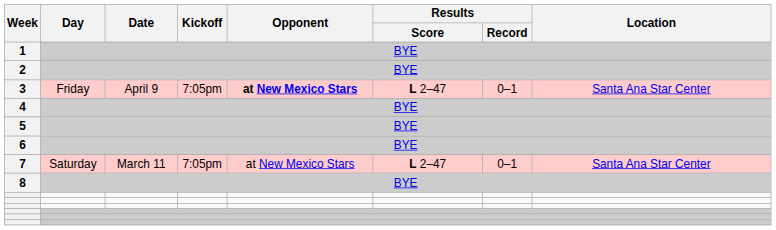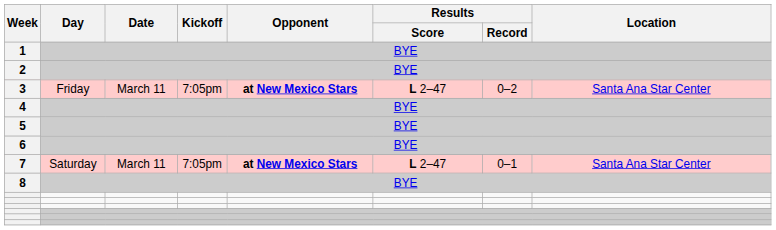(141, 88) April 9 -> (141, 88) March 11
(507, 88) 0–1 -> (507, 88) 0–2
(300, 164) normal -> (300, 164) bold
